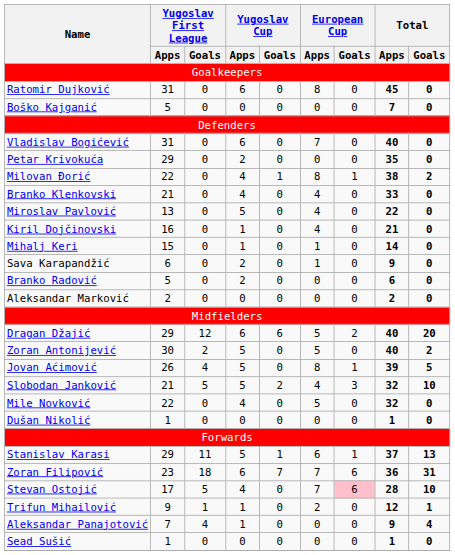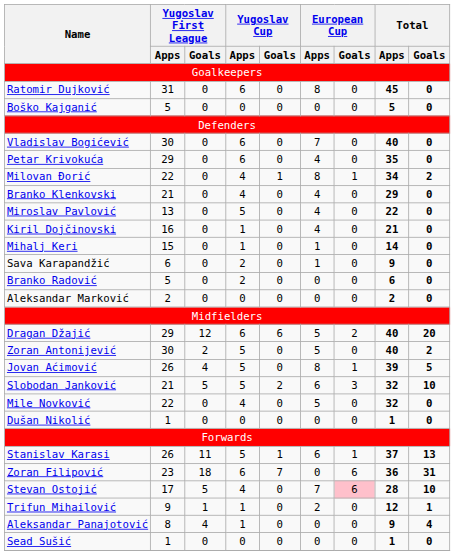(392, 107) 7 -> (392, 107) 5
(168, 142) 31 -> (168, 142) 30
(242, 159) 2 -> (242, 159) 6
(317, 159) 0 -> (317, 159) 4
(392, 177) 38 -> (392, 177) 34
(392, 194) 33 -> (392, 194) 29
(317, 385) 4 -> (317, 385) 6
(168, 455) 29 -> (168, 455) 26
(317, 472) 7 -> (317, 472) 0
(168, 524) 7 -> (168, 524) 8
